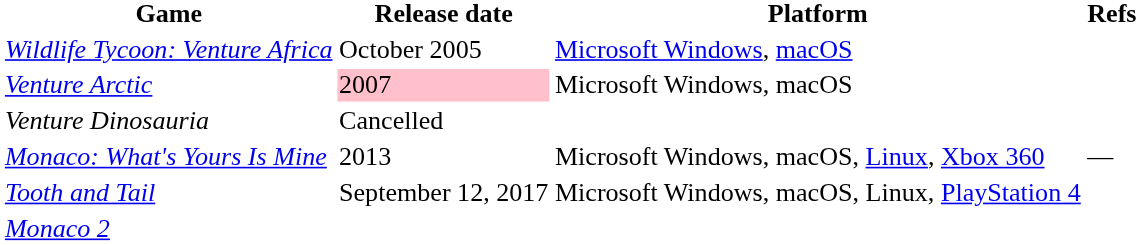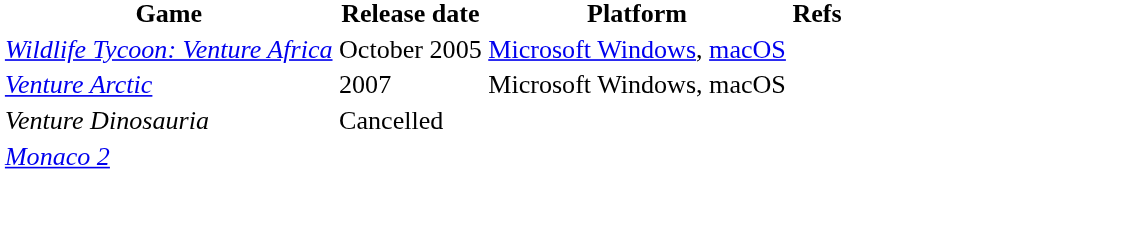(365, 84) pink background -> (365, 84) no background
- row: (166, 156)
- row: (80, 192)
